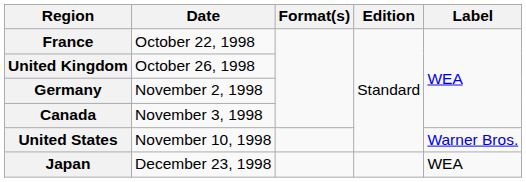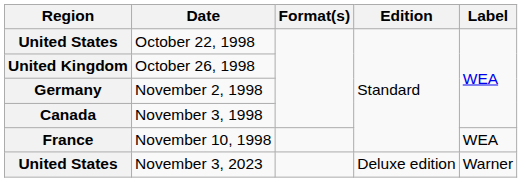(68, 41) France -> (68, 41) United States
(68, 139) United States -> (68, 139) France
(473, 139) Warner Bros. -> (480, 139) WEA
- row: (203, 164)
+ row: (199, 164)
